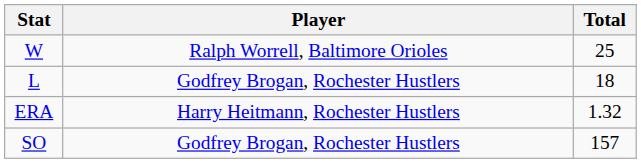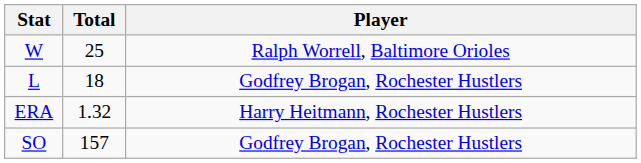columns swapped: (318, 19) <-> (605, 19)
